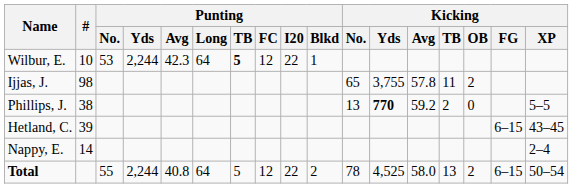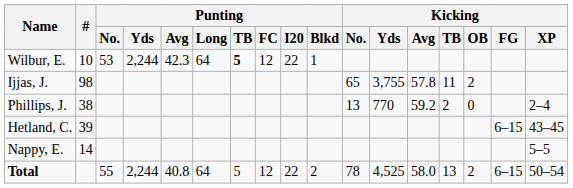(383, 104) bold -> (383, 104) normal
(539, 104) 5–5 -> (539, 104) 2–4
(539, 149) 2–4 -> (539, 149) 5–5
